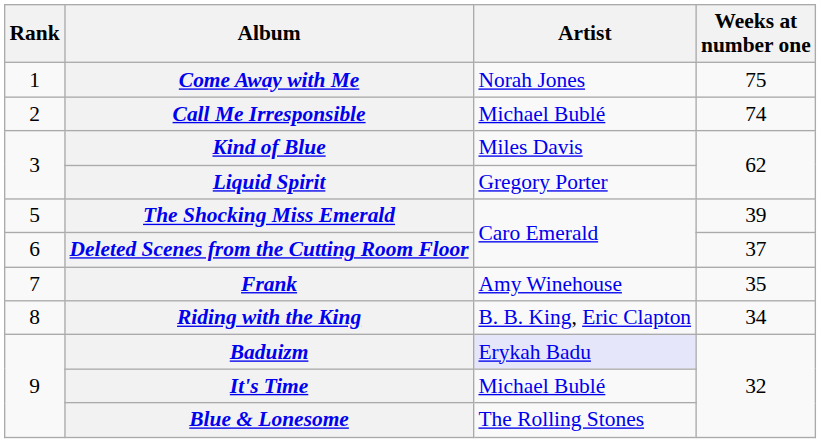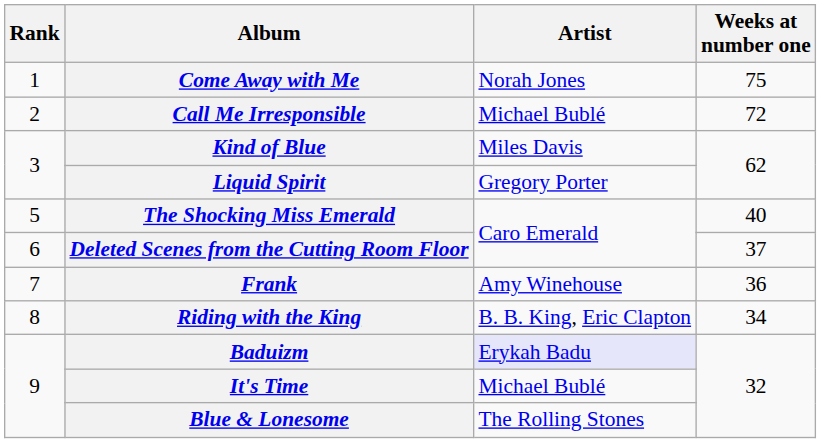(756, 113) 74 -> (756, 113) 72
(756, 215) 39 -> (756, 215) 40
(756, 283) 35 -> (756, 283) 36
